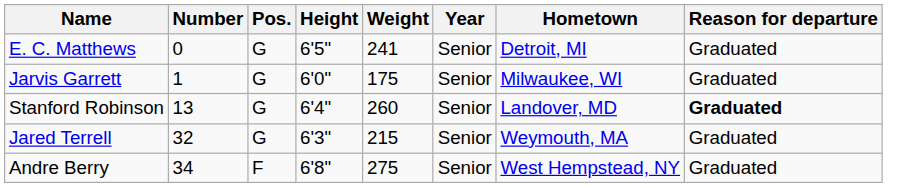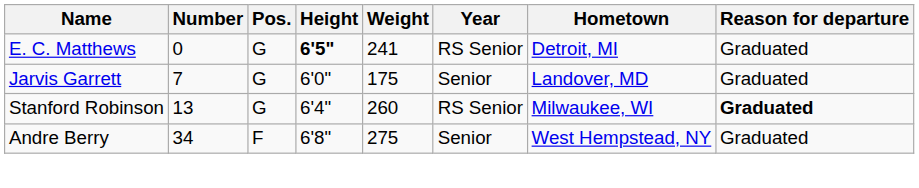(316, 49) normal -> (317, 49) bold
(465, 49) Senior -> (480, 49) RS Senior
(178, 78) 1 -> (178, 78) 7
(561, 78) Milwaukee, WI -> (590, 78) Landover, MD
(465, 108) Senior -> (480, 108) RS Senior
(559, 108) Landover, MD -> (592, 108) Milwaukee, WI
- row: (60, 138)
